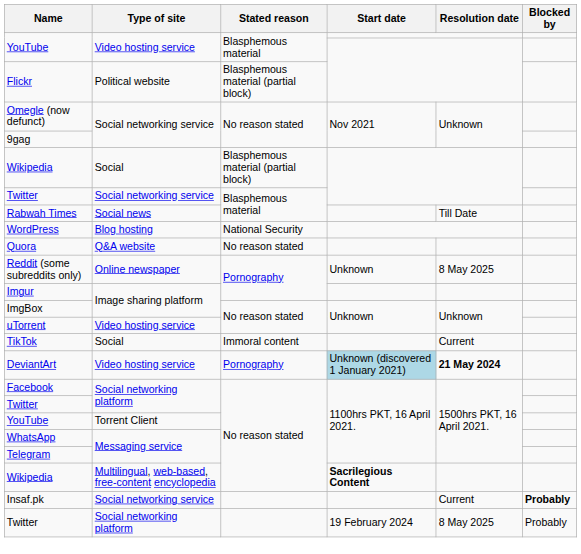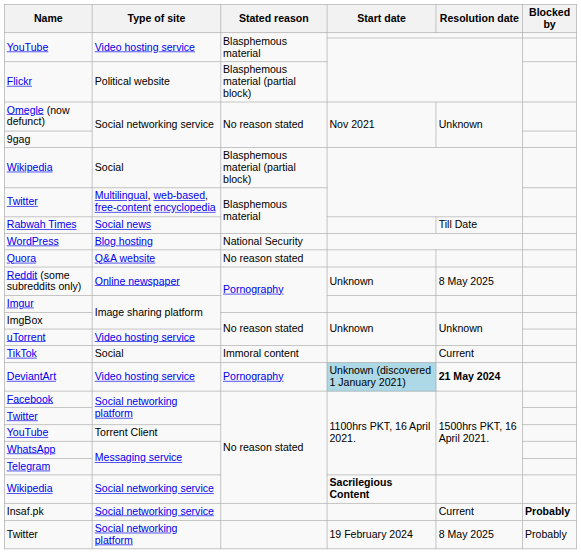(154, 196) Social networking service -> (155, 202) Multilingual, web-based, free-content encyclopedia
(155, 477) Multilingual, web-based, free-content encyclopedia -> (154, 489) Social networking service
